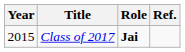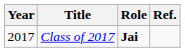(21, 36) 2015 -> (21, 36) 2017
